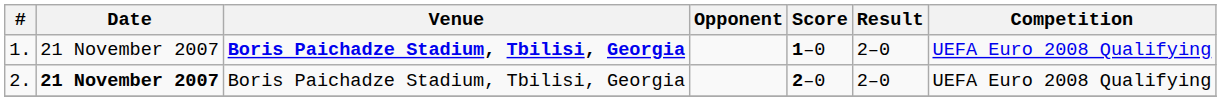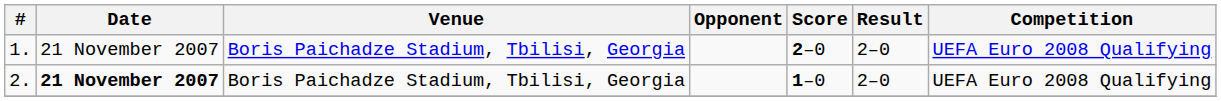(456, 50) bold -> (456, 50) normal
(809, 50) 1–0 -> (809, 50) 2–0
(809, 80) 2–0 -> (809, 80) 1–0
